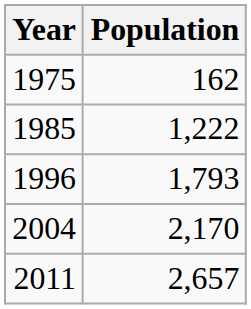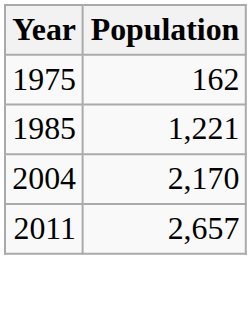(203, 129) 1,222 -> (203, 129) 1,221
- row: (44, 178)
